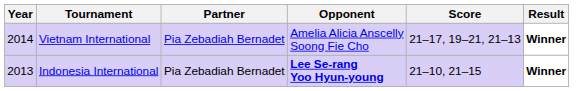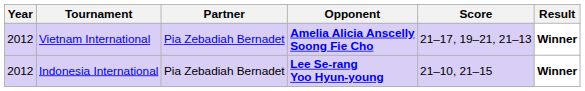(20, 39) 2014 -> (20, 39) 2012
(347, 39) normal -> (352, 39) bold
(20, 71) 2013 -> (20, 71) 2012
